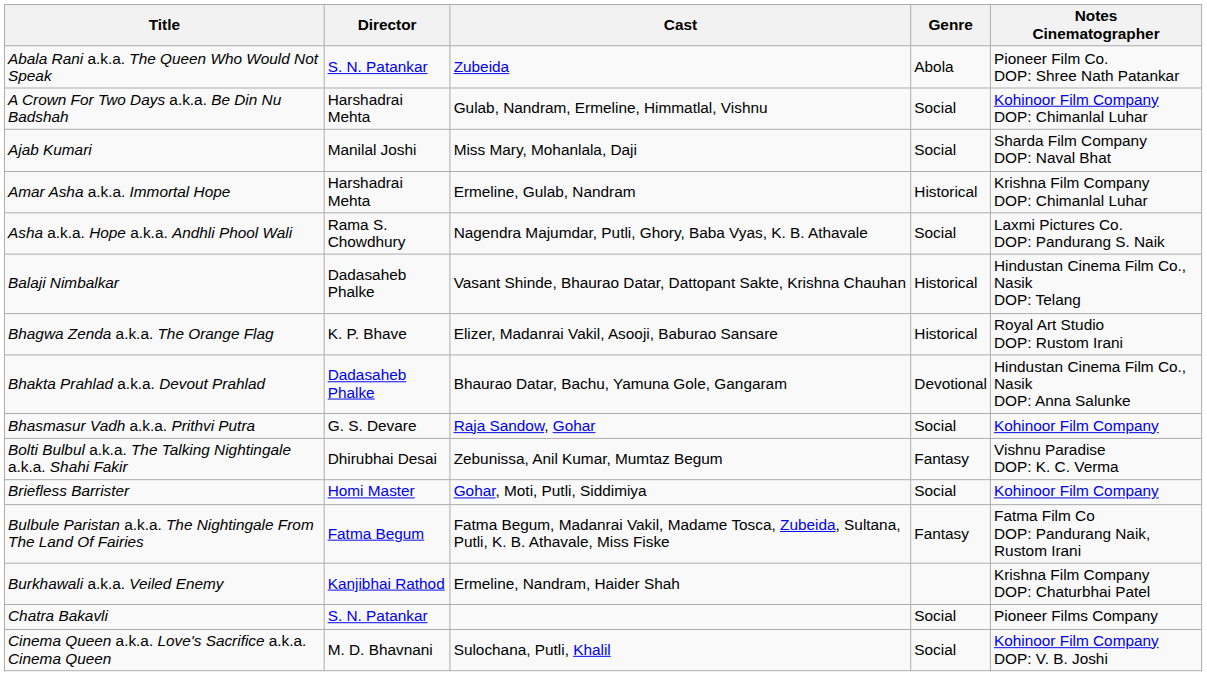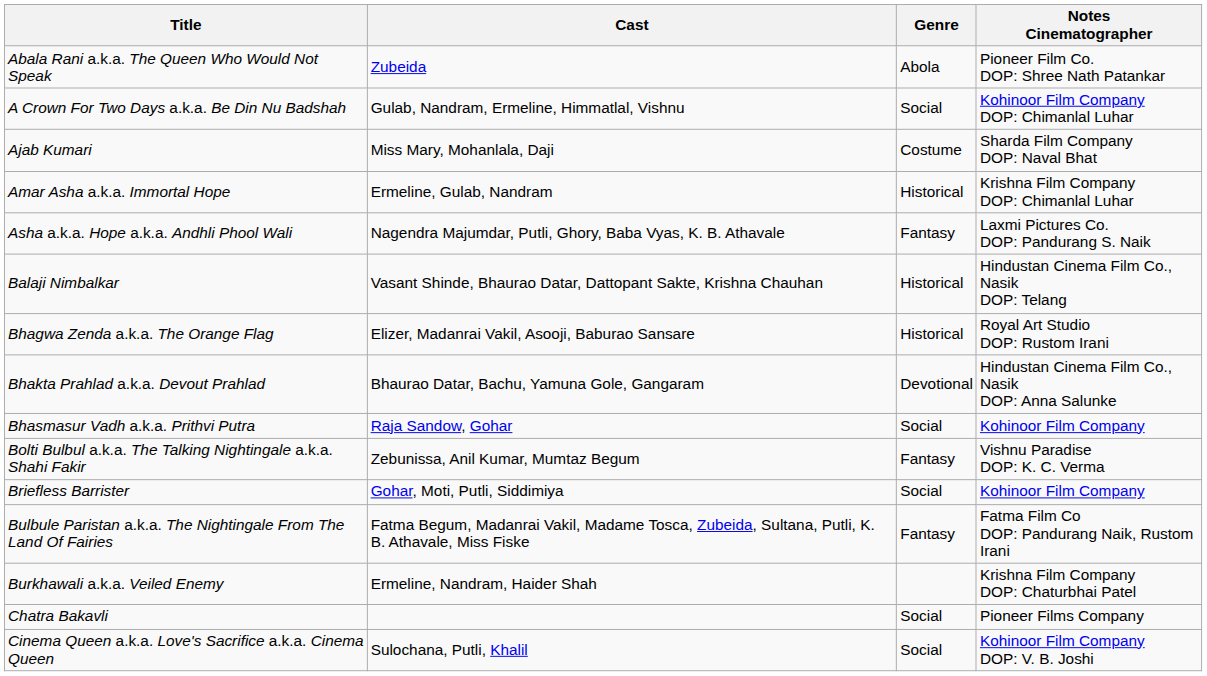- column: (387, 25)
(935, 150) Social -> (931, 150) Costume
(935, 233) Social -> (928, 233) Fantasy
